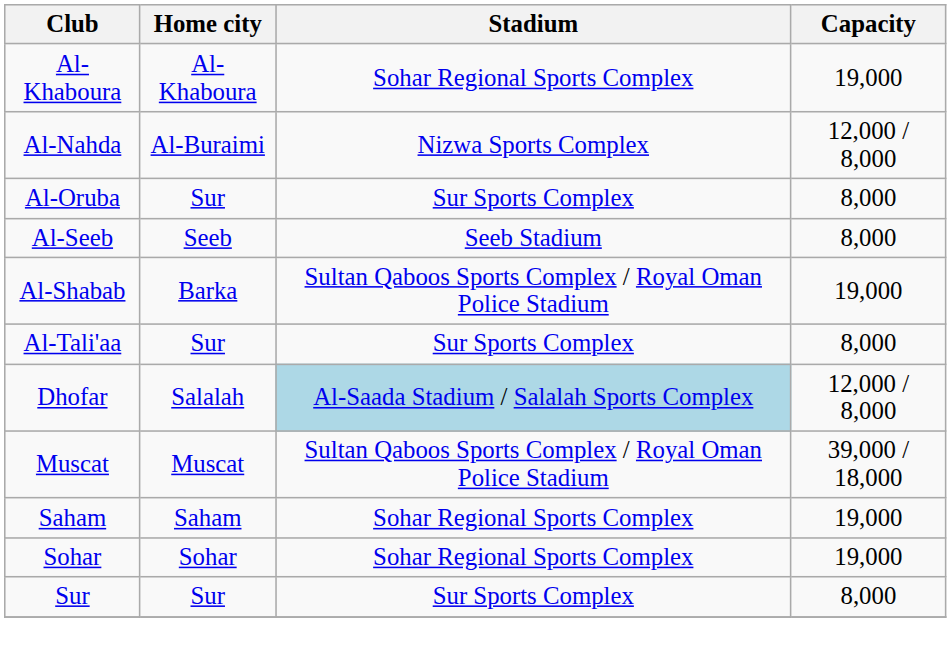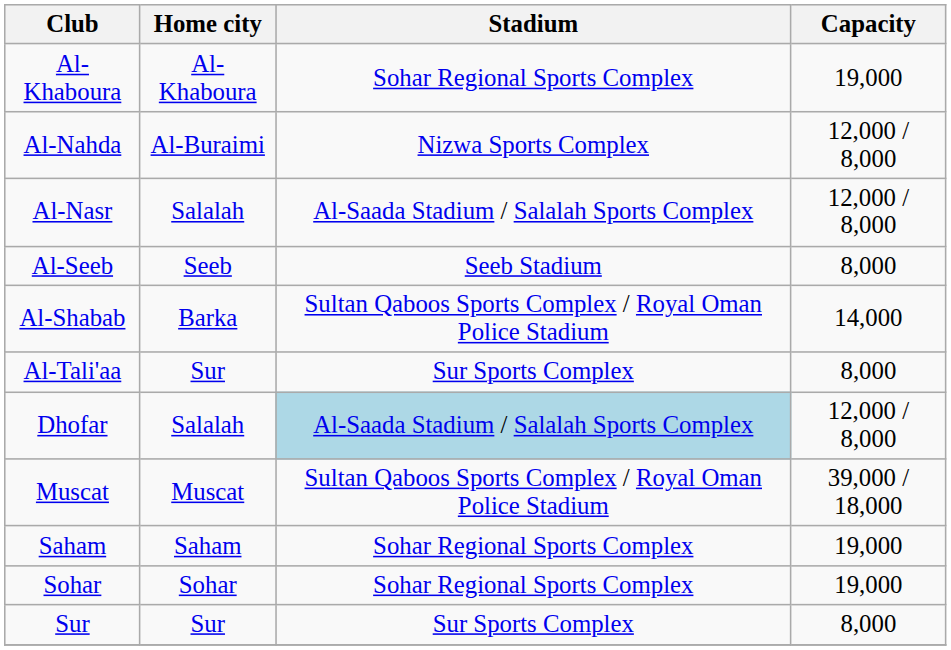+ row: (72, 211)
- row: (72, 197)
(868, 290) 19,000 -> (868, 318) 14,000
